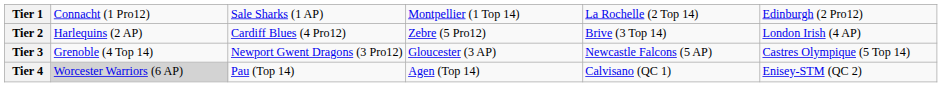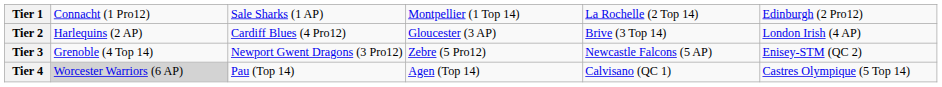(447, 33) Zebre (5 Pro12) -> (452, 33) Gloucester (3 AP)
(452, 52) Gloucester (3 AP) -> (447, 52) Zebre (5 Pro12)
(836, 52) Castres Olympique (5 Top 14) -> (812, 52) Enisey-STM (QC 2)
(812, 71) Enisey-STM (QC 2) -> (836, 71) Castres Olympique (5 Top 14)
